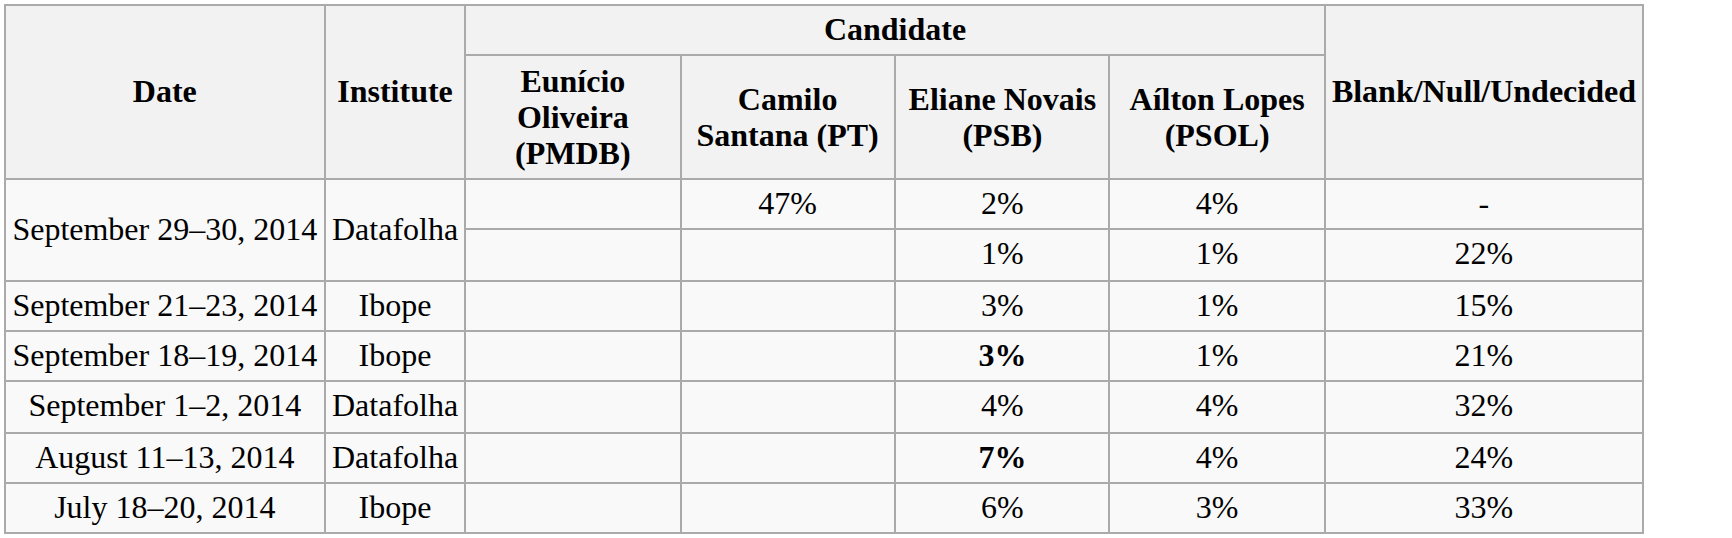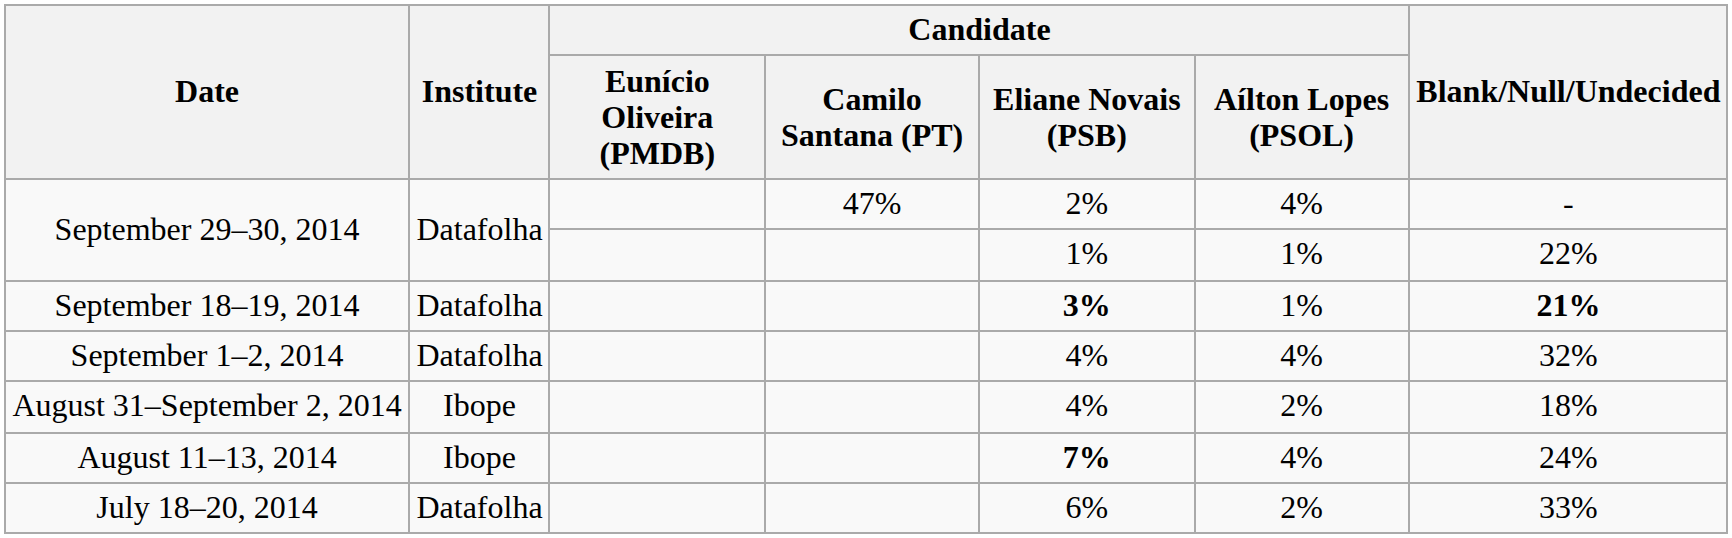- row: (165, 304)
(395, 355) Ibope -> (480, 304) Datafolha
(1484, 355) normal -> (1568, 304) bold
+ row: (207, 406)
(395, 457) Datafolha -> (480, 457) Ibope
(395, 507) Ibope -> (480, 507) Datafolha
(1217, 507) 3% -> (1302, 507) 2%
